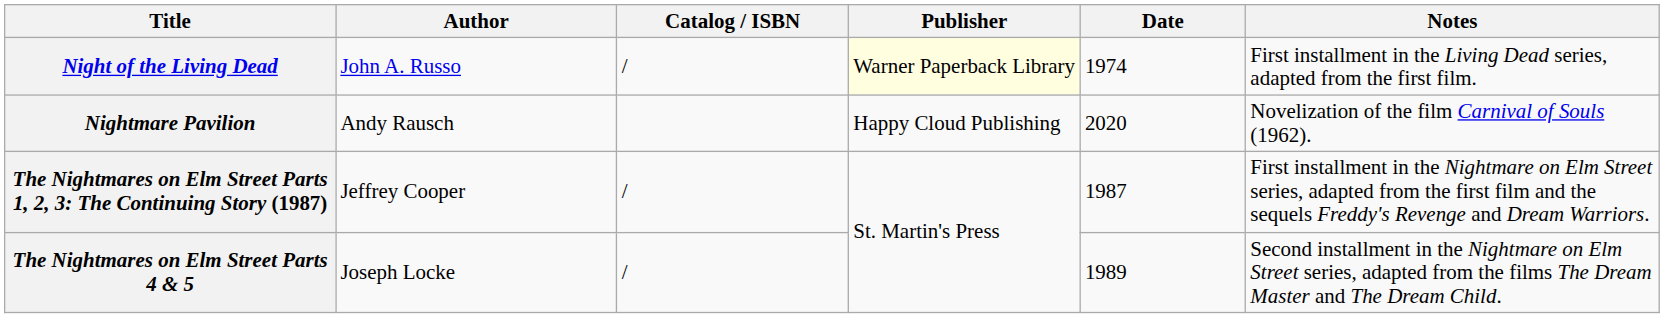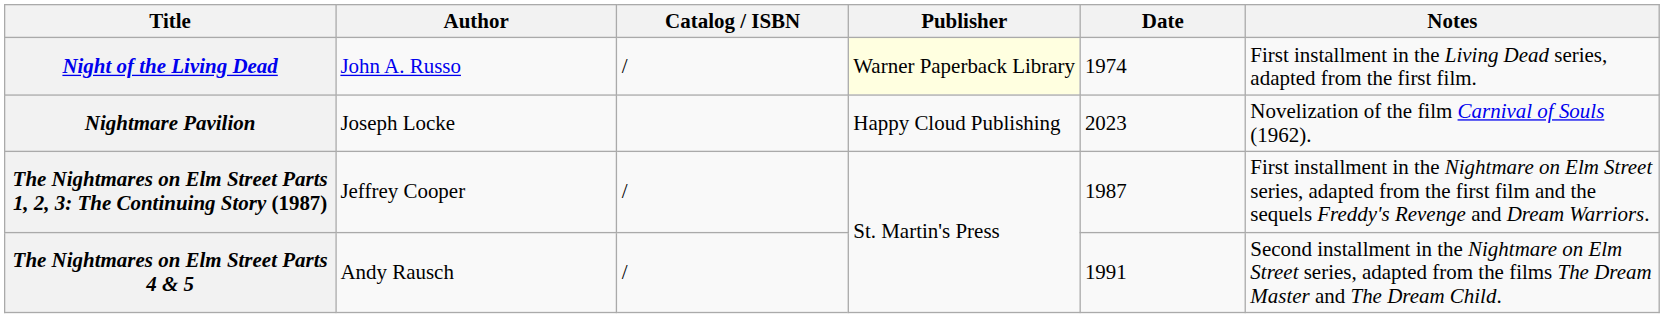(397, 122) Andy Rausch -> (398, 122) Joseph Locke
(1106, 122) 2020 -> (1106, 122) 2023
(398, 271) Joseph Locke -> (397, 271) Andy Rausch
(1106, 271) 1989 -> (1106, 271) 1991
